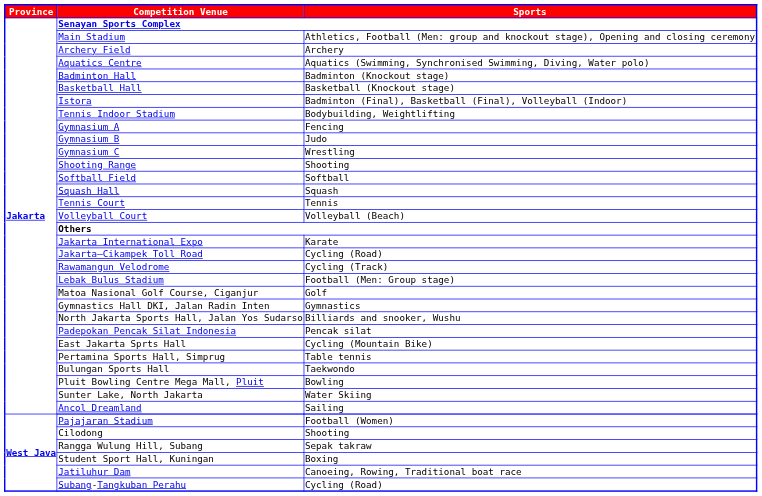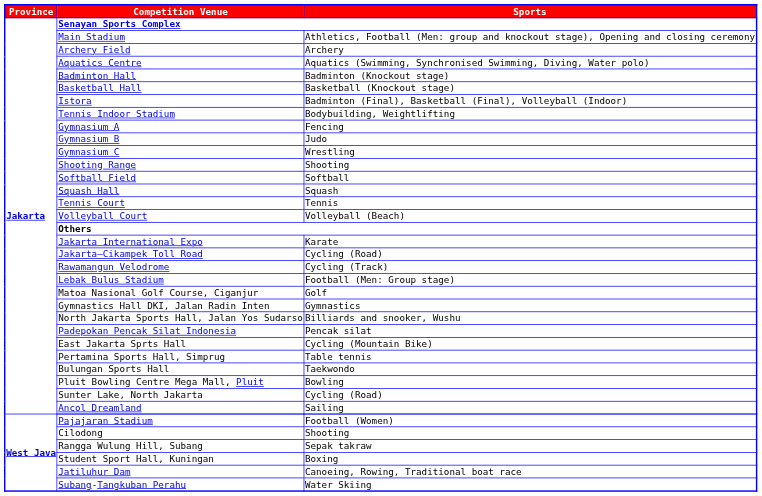(338, 395) Water Skiing -> (344, 395) Cycling (Road)
(344, 484) Cycling (Road) -> (338, 484) Water Skiing
